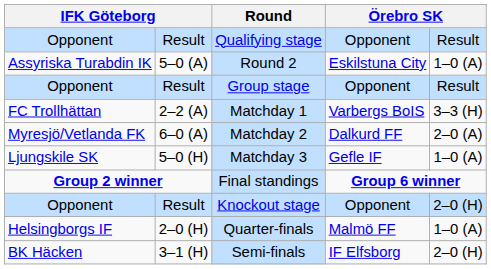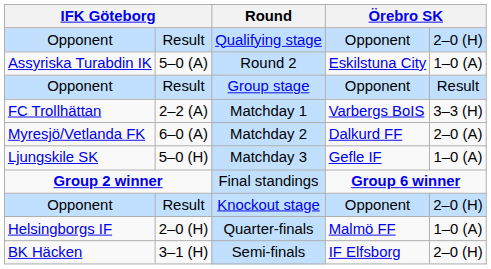(458, 39) Result -> (458, 39) 2–0 (H)
